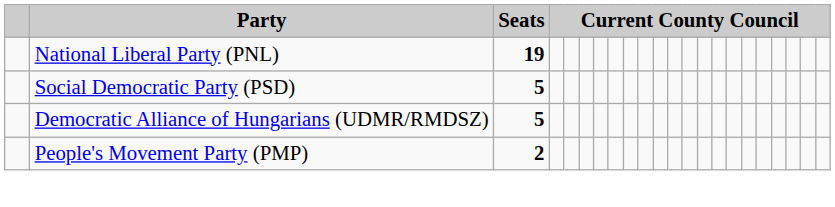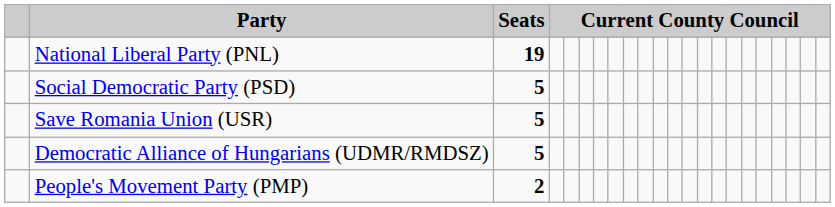+ row: (153, 119)
